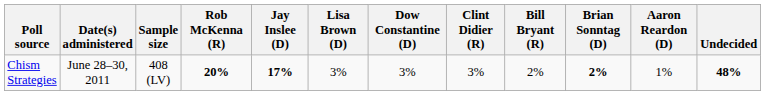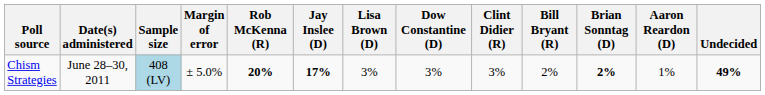+ column: (204, 30)
(158, 72) no background -> (158, 72) lightblue background
(729, 72) 48% -> (729, 72) 49%
